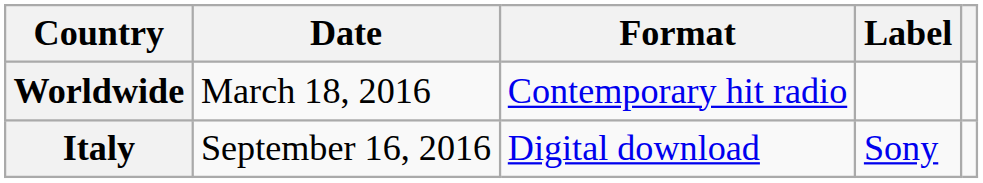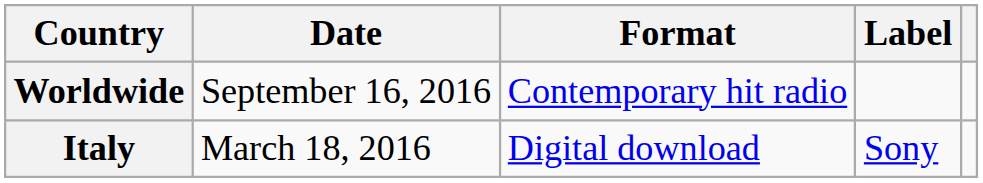(316, 90) March 18, 2016 -> (346, 90) September 16, 2016
(346, 147) September 16, 2016 -> (316, 147) March 18, 2016
